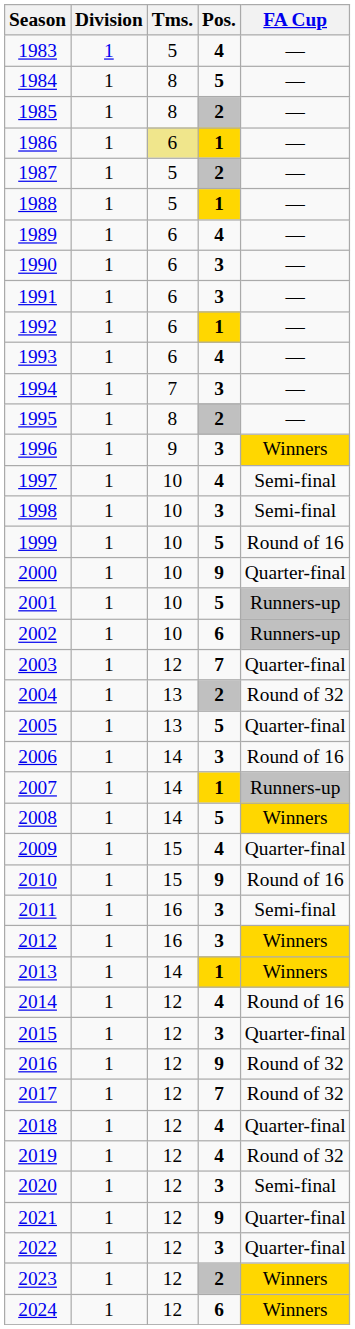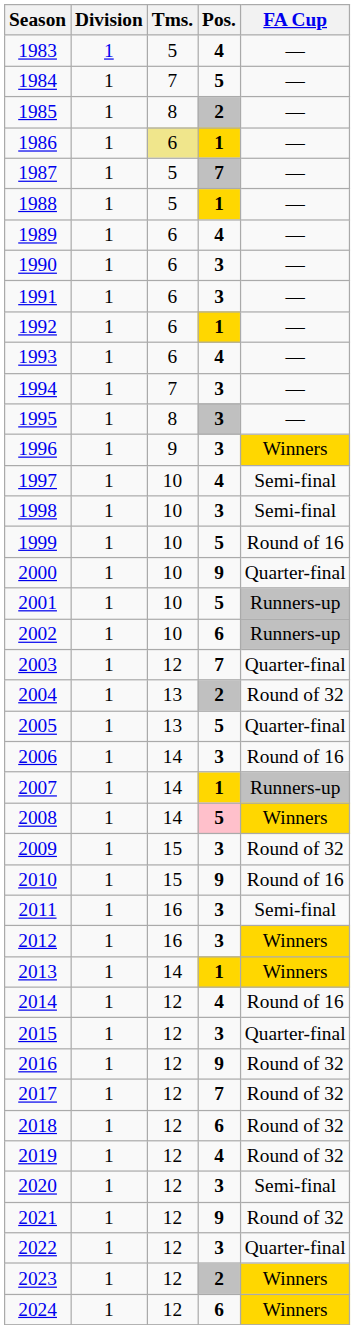(172, 81) 8 -> (172, 81) 7
(219, 173) 2 -> (219, 173) 7
(219, 419) 2 -> (219, 419) 3
(219, 818) no background -> (219, 818) pink background
(219, 848) 4 -> (219, 848) 3
(295, 848) Quarter-final -> (295, 848) Round of 32
(219, 1125) 4 -> (219, 1125) 6
(295, 1125) Quarter-final -> (295, 1125) Round of 32
(295, 1217) Quarter-final -> (295, 1217) Round of 32
